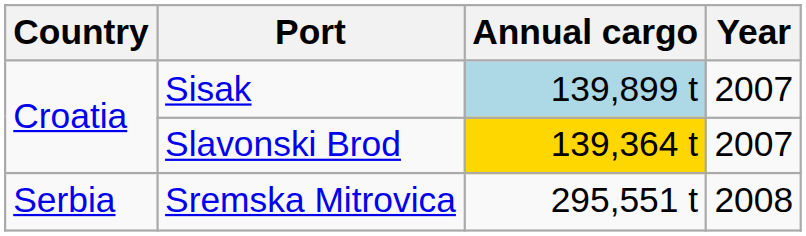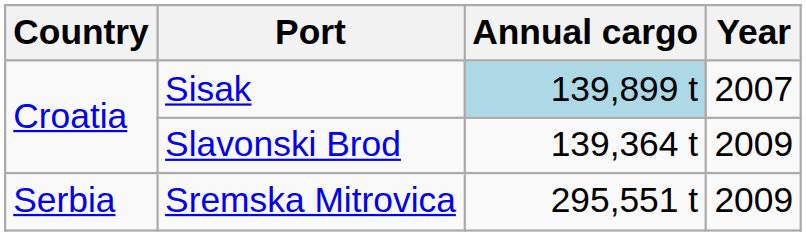(624, 144) gold background -> (624, 144) no background
(754, 144) 2007 -> (754, 144) 2009
(754, 200) 2008 -> (754, 200) 2009
